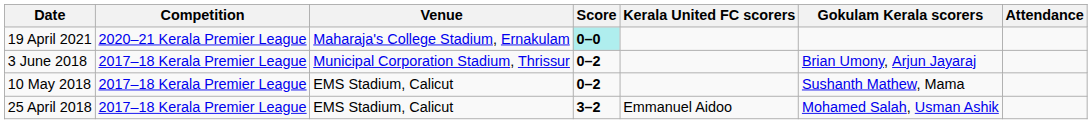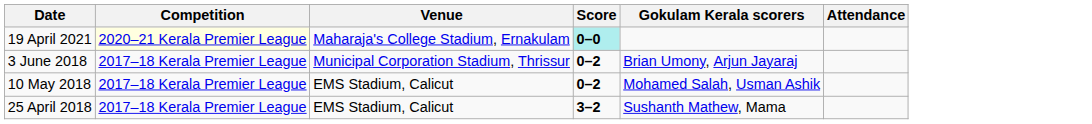- column: (709, 15)
(203, 38) no background -> (203, 38) lightyellow background
(883, 84) Sushanth Mathew, Mama -> (722, 84) Mohamed Salah, Usman Ashik
(900, 107) Mohamed Salah, Usman Ashik -> (704, 107) Sushanth Mathew, Mama
